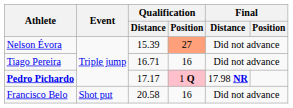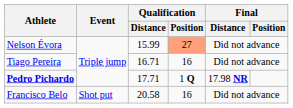(148, 45) 15.39 -> (148, 45) 15.99
(148, 78) 17.17 -> (148, 78) 17.71
(187, 78) pink background -> (187, 78) no background
